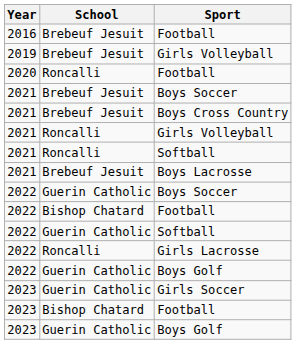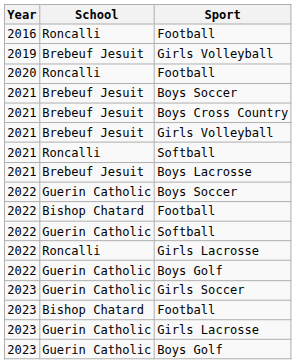(93, 34) Brebeuf Jesuit -> (71, 34) Roncalli
(71, 133) Roncalli -> (93, 133) Brebeuf Jesuit
+ row: (22, 330)
